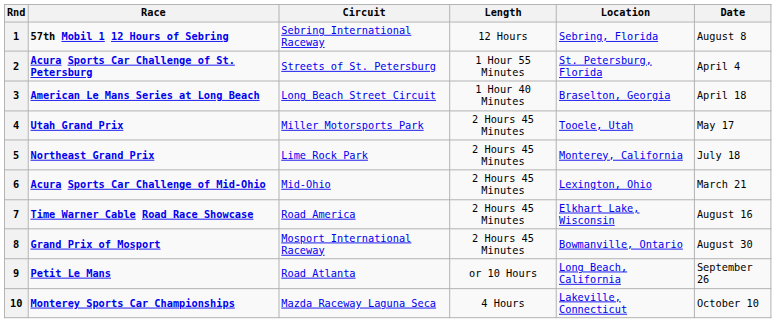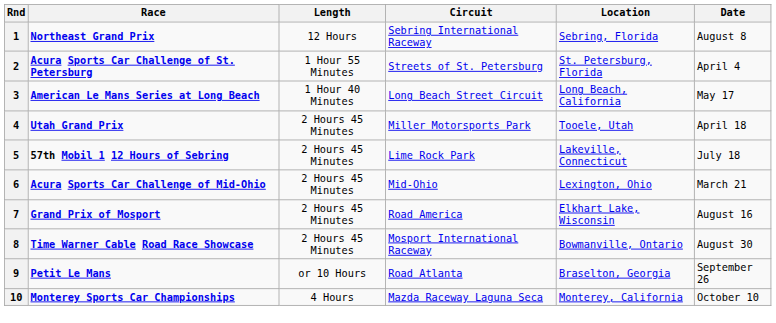columns swapped: (503, 13) <-> (364, 13)
(130, 36) 57th Mobil 1 12 Hours of Sebring -> (92, 36) Northeast Grand Prix
(615, 95) Braselton, Georgia -> (593, 95) Long Beach, California
(722, 95) April 18 -> (716, 95) May 17
(716, 125) May 17 -> (722, 125) April 18
(92, 155) Northeast Grand Prix -> (130, 155) 57th Mobil 1 12 Hours of Sebring
(621, 155) Monterey, California -> (593, 155) Lakeville, Connecticut
(142, 214) Time Warner Cable Road Race Showcase -> (96, 214) Grand Prix of Mosport
(96, 244) Grand Prix of Mosport -> (142, 244) Time Warner Cable Road Race Showcase
(593, 273) Long Beach, California -> (615, 273) Braselton, Georgia
(593, 303) Lakeville, Connecticut -> (621, 297) Monterey, California
